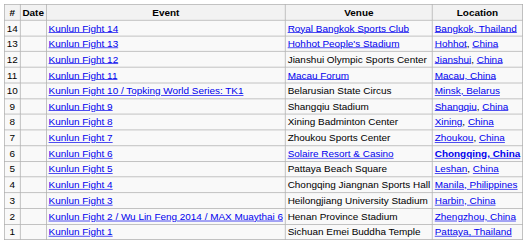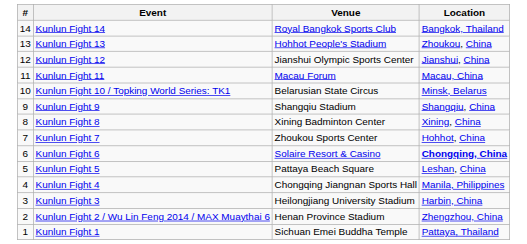- column: (33, 13)
(466, 44) Hohhot, China -> (457, 44) Zhoukou, China
(470, 138) Zhoukou, China -> (453, 138) Hohhot, China
